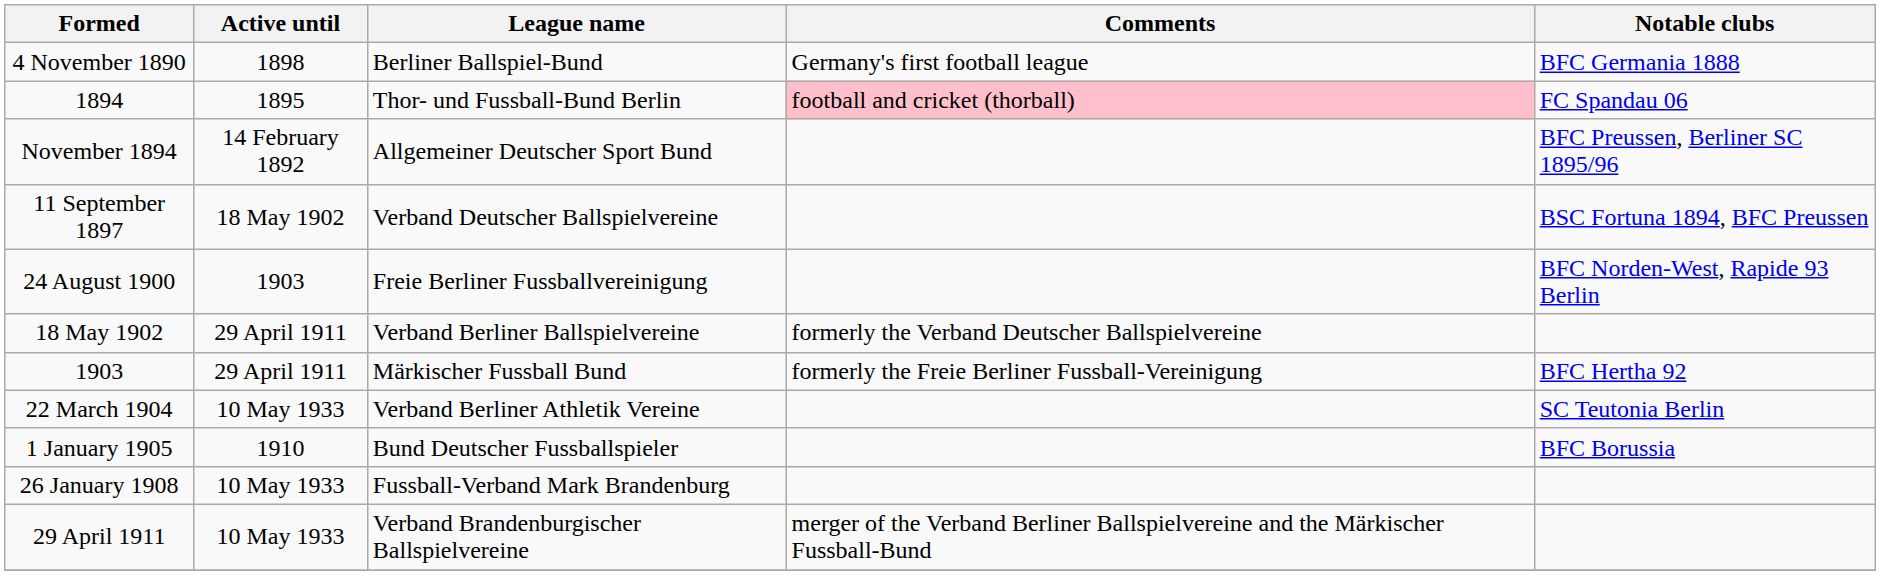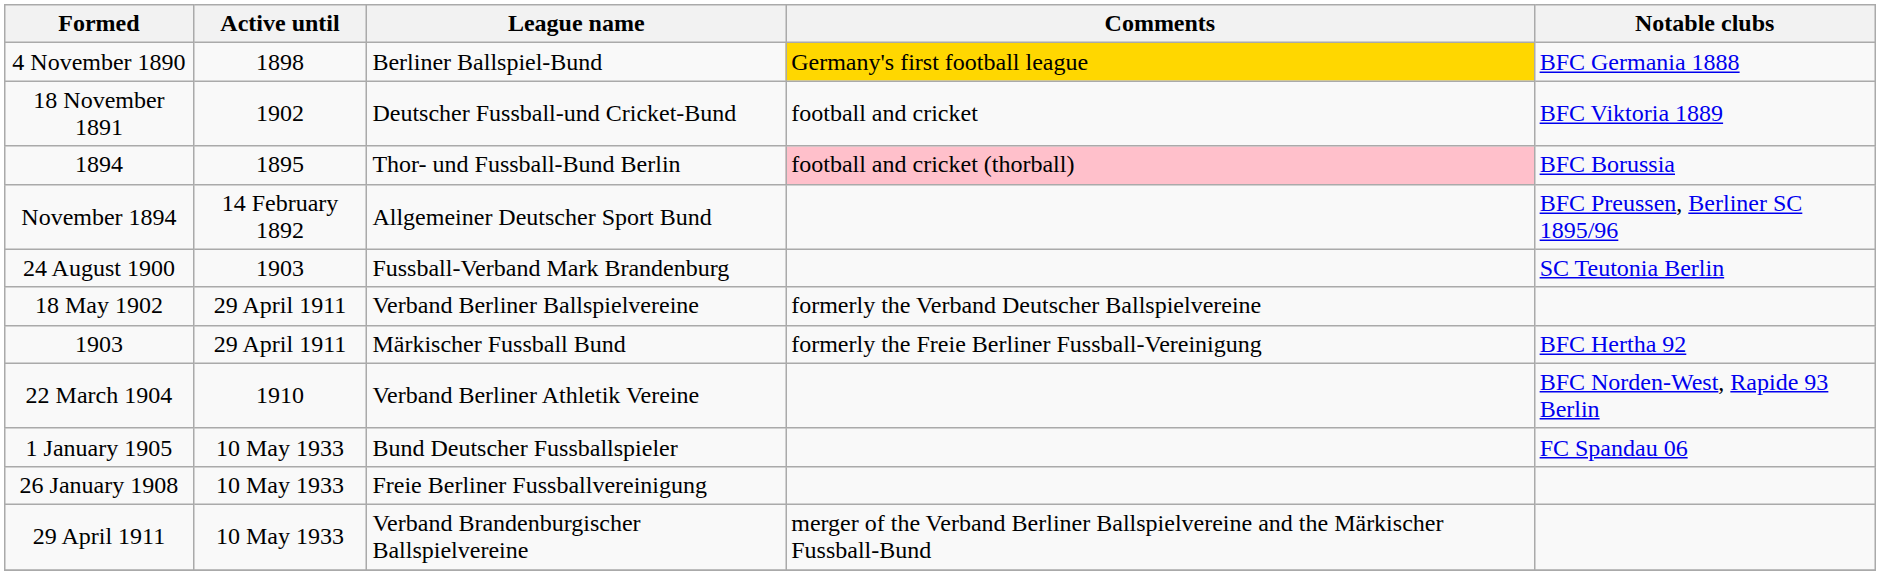(940, 61) no background -> (940, 61) gold background
+ row: (99, 113)
(1614, 99) FC Spandau 06 -> (1607, 164) BFC Borussia
- row: (99, 216)
(540, 281) Freie Berliner Fussballvereinigung -> (551, 267) Fussball-Verband Mark Brandenburg
(1684, 281) BFC Norden-West, Rapide 93 Berlin -> (1632, 267) SC Teutonia Berlin
(280, 409) 10 May 1933 -> (280, 395) 1910
(1632, 409) SC Teutonia Berlin -> (1684, 395) BFC Norden-West, Rapide 93 Berlin
(280, 447) 1910 -> (280, 447) 10 May 1933
(1607, 447) BFC Borussia -> (1614, 447) FC Spandau 06
(551, 485) Fussball-Verband Mark Brandenburg -> (540, 485) Freie Berliner Fussballvereinigung
